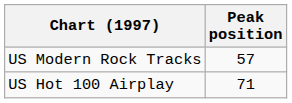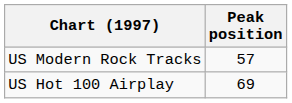(246, 85) 71 -> (246, 85) 69
